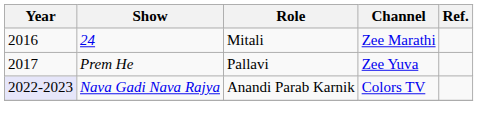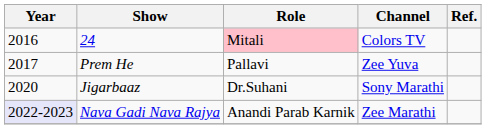(245, 40) no background -> (245, 40) pink background
(399, 40) Zee Marathi -> (393, 40) Colors TV
+ row: (110, 87)
(393, 87) Colors TV -> (399, 111) Zee Marathi
